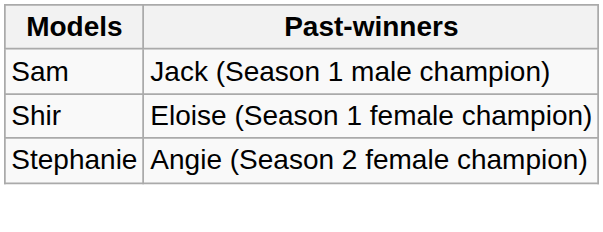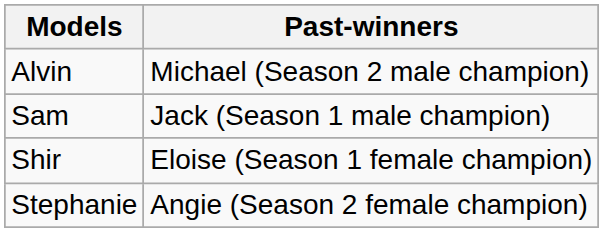+ row: (42, 71)
